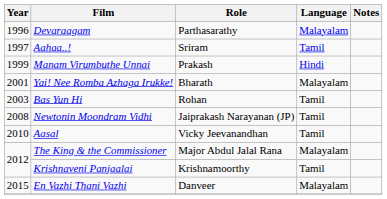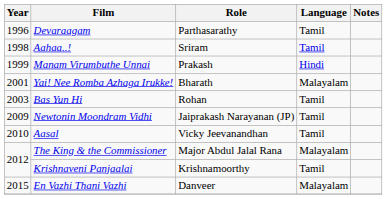(324, 30) Malayalam -> (312, 30) Tamil
(18, 47) 1997 -> (18, 47) 1998
(18, 116) 2008 -> (18, 116) 2009
